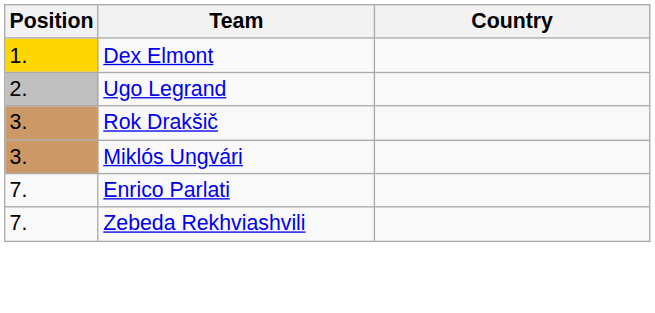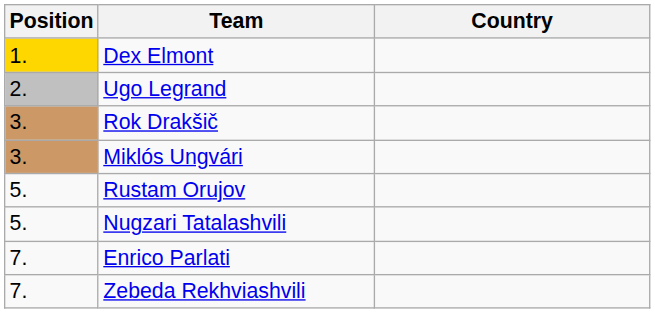+ row: (174, 190)
+ row: (195, 223)
